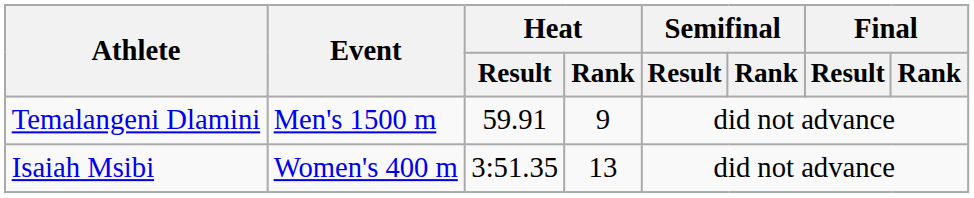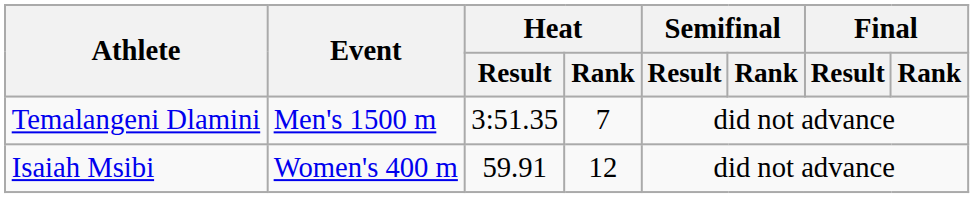(515, 120) 59.91 -> (515, 120) 3:51.35
(603, 120) 9 -> (603, 120) 7
(515, 167) 3:51.35 -> (515, 167) 59.91
(603, 167) 13 -> (603, 167) 12
